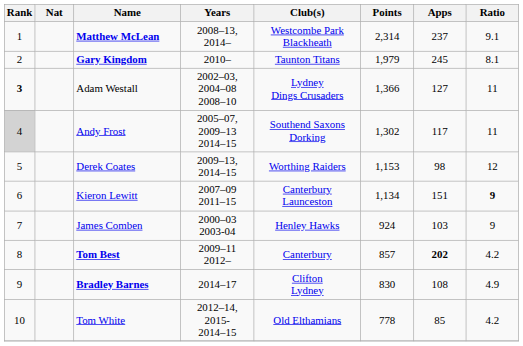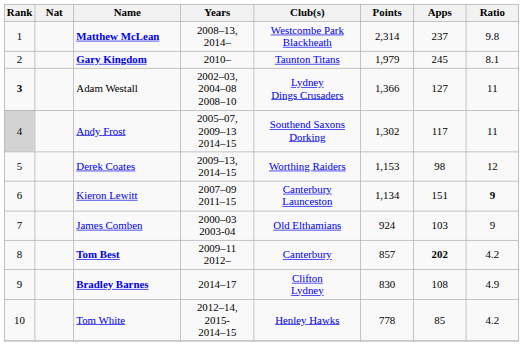(492, 36) 9.1 -> (492, 36) 9.8
(307, 225) Henley Hawks -> (307, 225) Old Elthamians
(307, 320) Old Elthamians -> (307, 320) Henley Hawks
